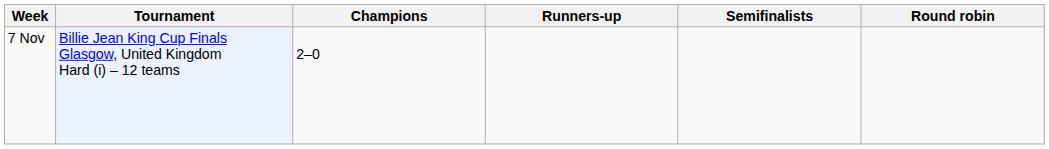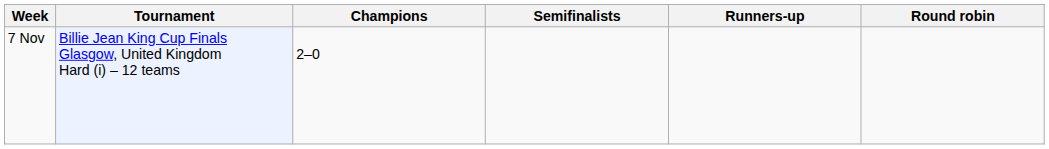columns swapped: (582, 16) <-> (770, 16)
